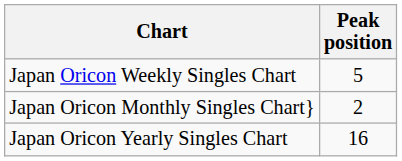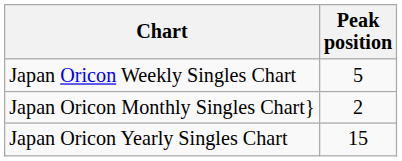(358, 139) 16 -> (358, 139) 15
